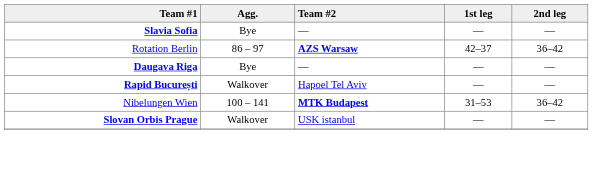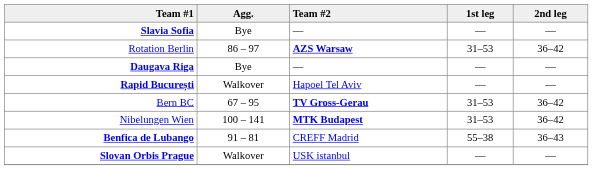(478, 49) 42–37 -> (480, 49) 31–53
+ row: (175, 102)
+ row: (149, 138)
